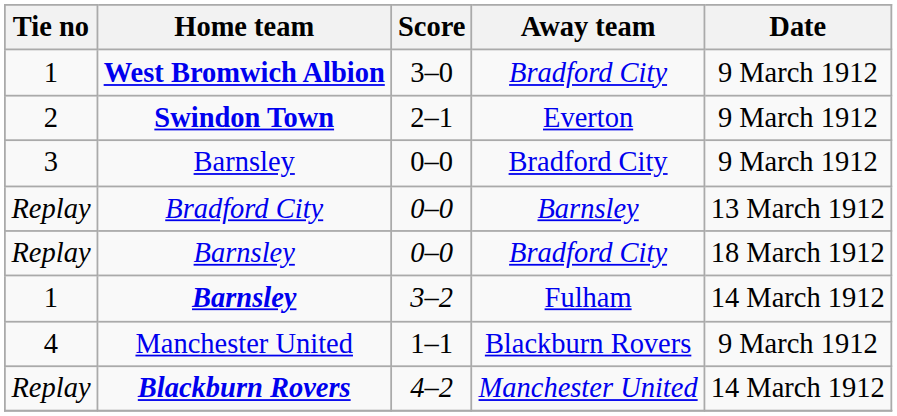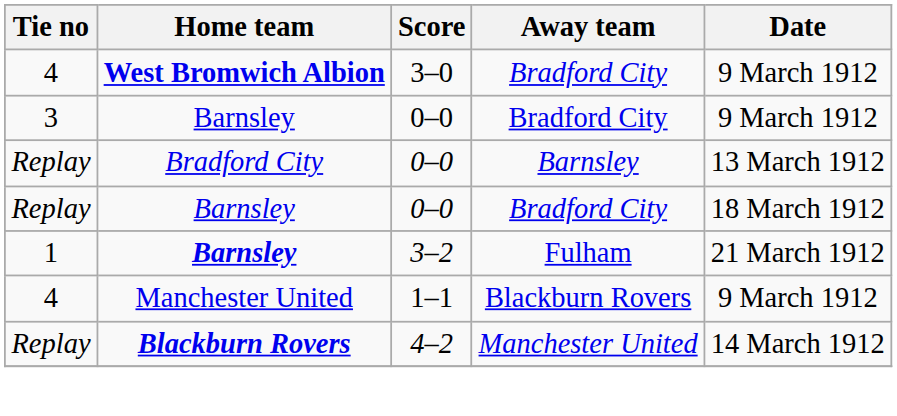(51, 72) 1 -> (51, 72) 4
- row: (244, 117)
(798, 298) 14 March 1912 -> (798, 252) 21 March 1912
